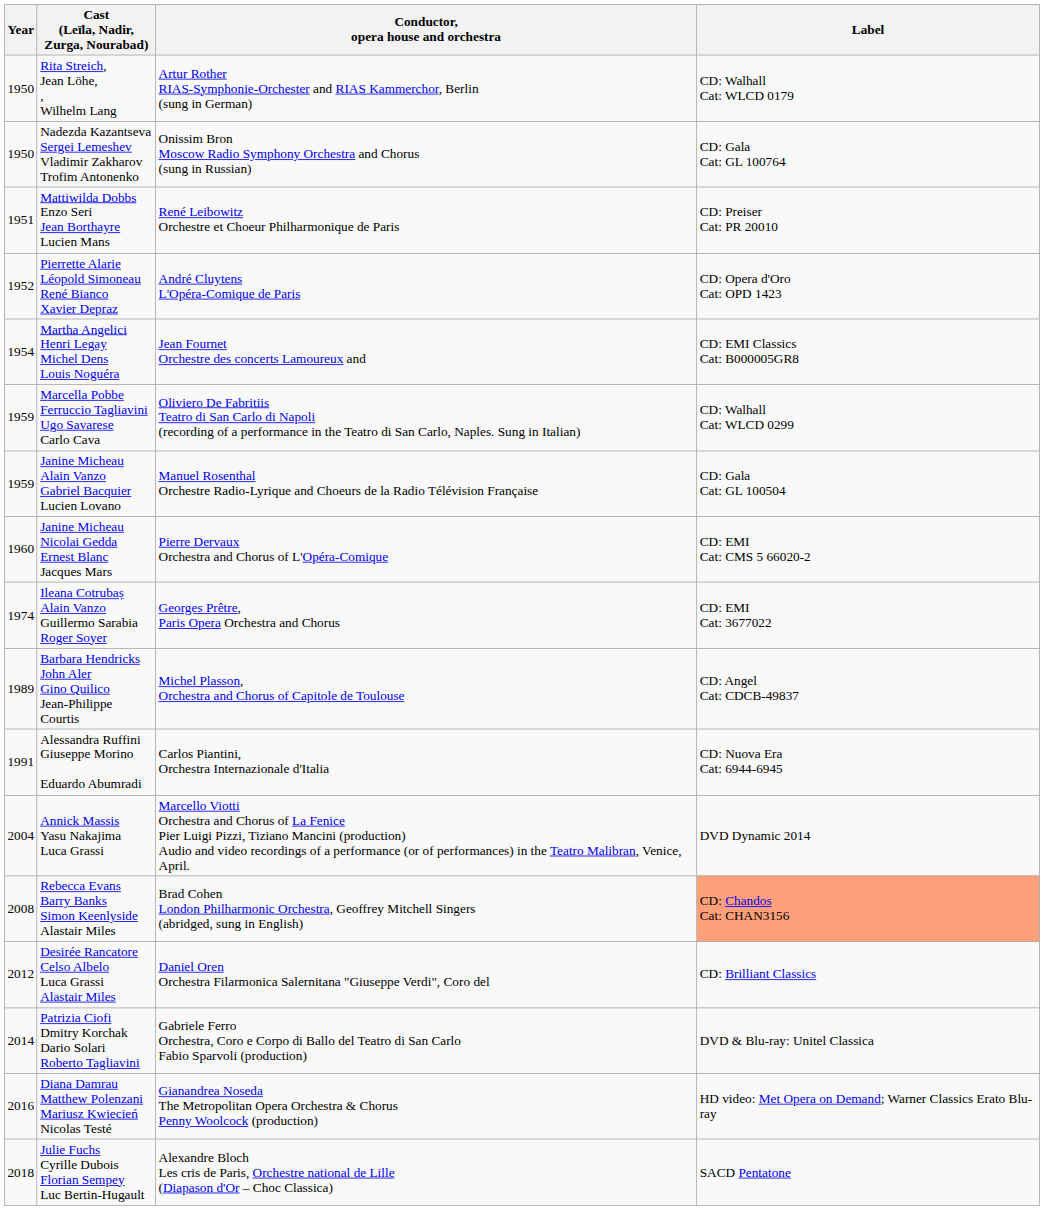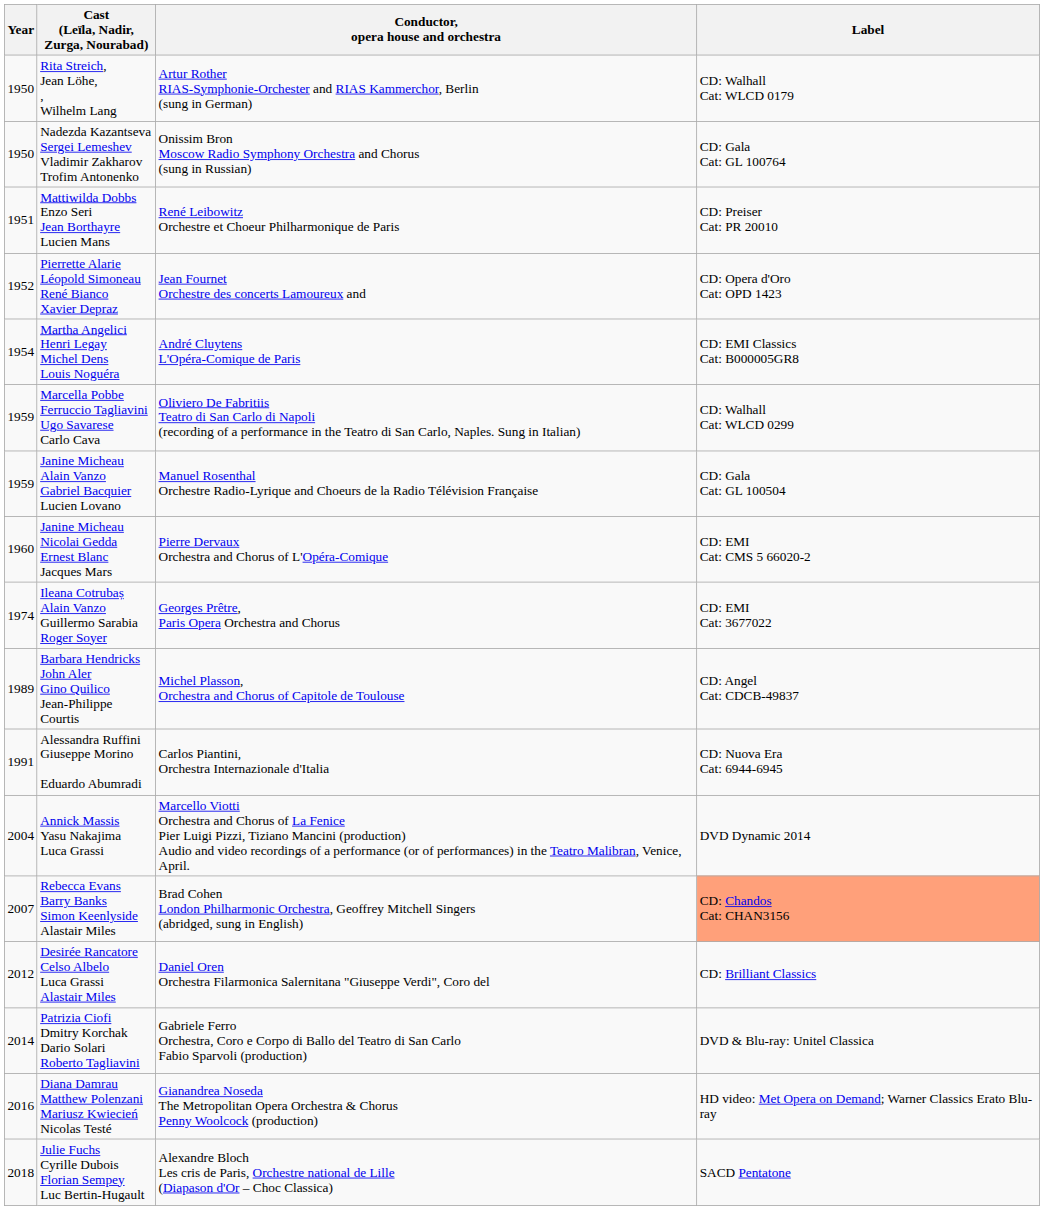(229, 286) André Cluytens L'Opéra-Comique de Paris -> (262, 286) Jean Fournet Orchestre des concerts Lamoureux and
(262, 351) Jean Fournet Orchestre des concerts Lamoureux and -> (229, 351) André Cluytens L'Opéra-Comique de Paris
(21, 908) 2008 -> (21, 908) 2007
